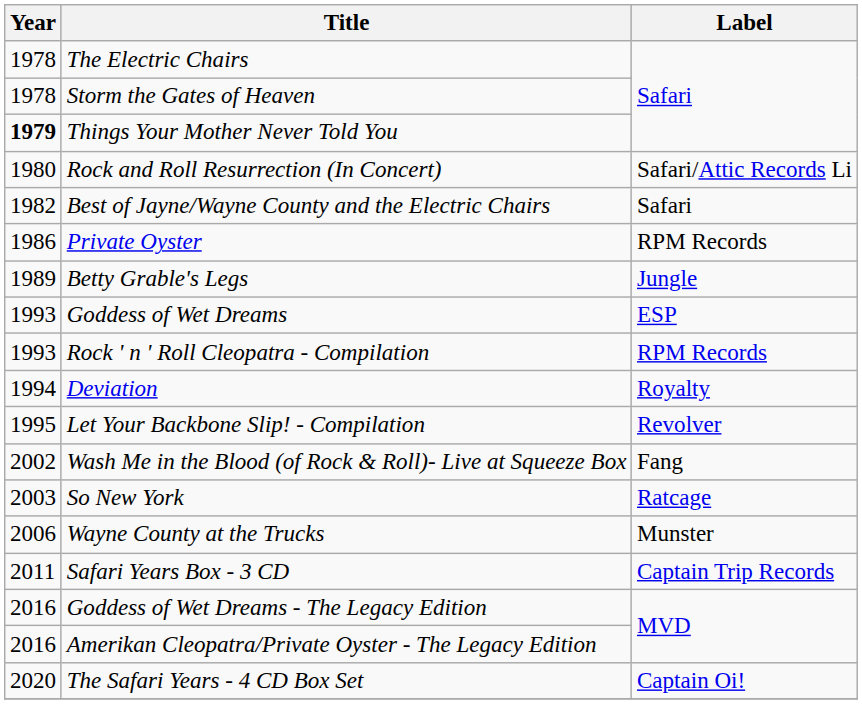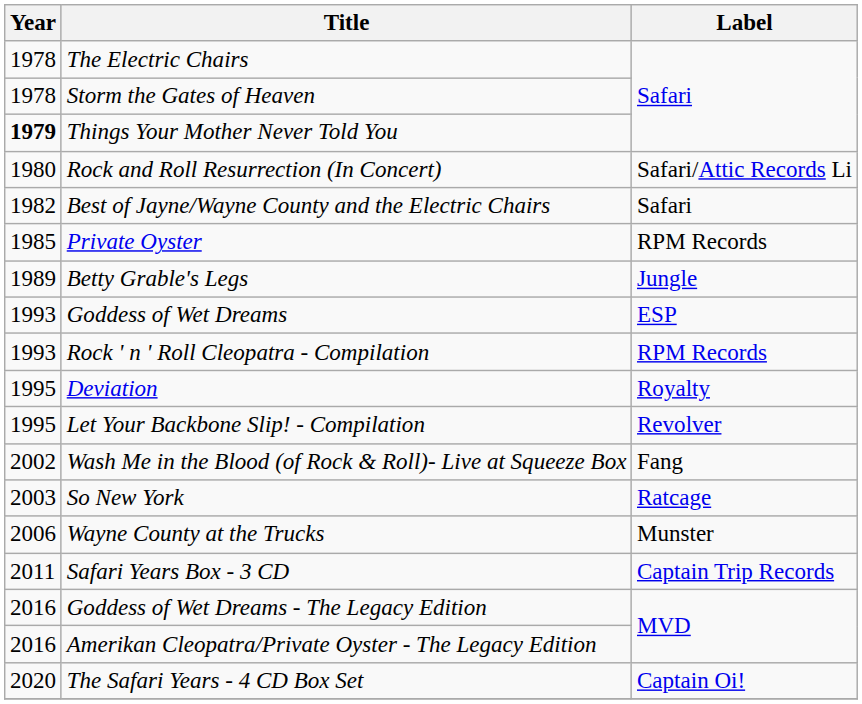(33, 242) 1986 -> (33, 242) 1985
(33, 388) 1994 -> (33, 388) 1995
